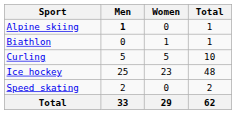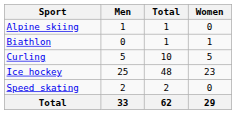columns swapped: (166, 12) <-> (210, 12)
(123, 27) bold -> (123, 27) normal
